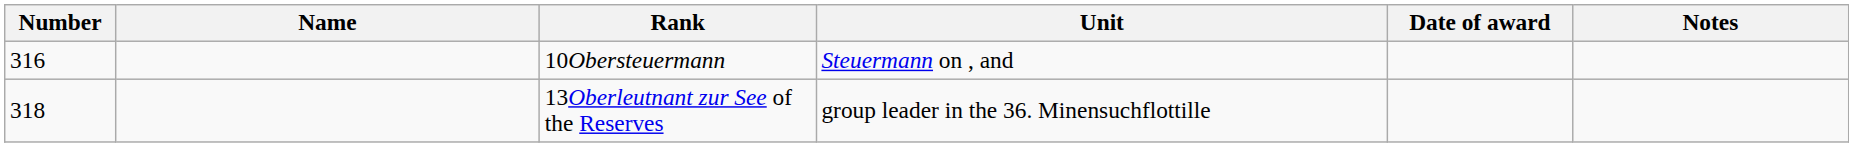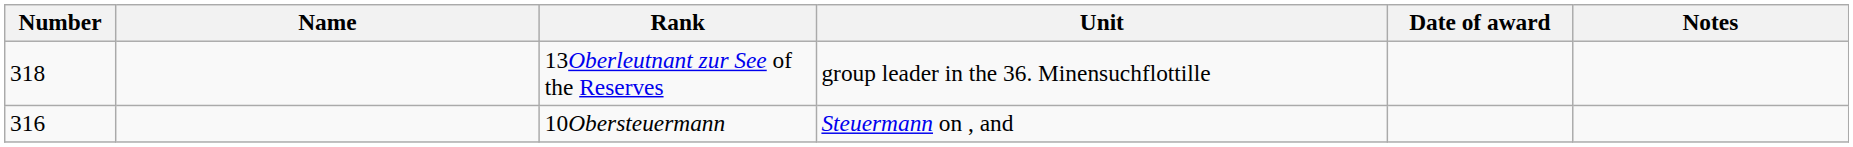rows swapped: (635, 60) <-> (668, 110)
